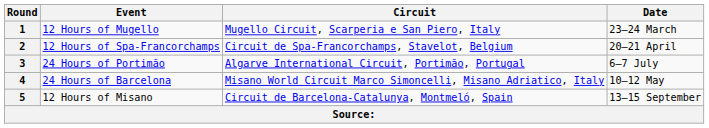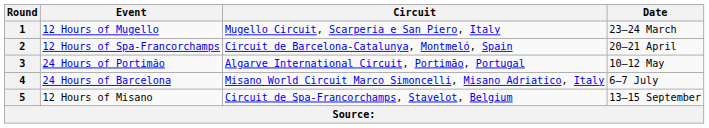(369, 47) Circuit de Spa-Francorchamps, Stavelot, Belgium -> (369, 47) Circuit de Barcelona-Catalunya, Montmeló, Spain
(634, 64) 6–7 July -> (637, 64) 10–12 May
(637, 81) 10–12 May -> (634, 81) 6–7 July
(369, 98) Circuit de Barcelona-Catalunya, Montmeló, Spain -> (369, 98) Circuit de Spa-Francorchamps, Stavelot, Belgium
